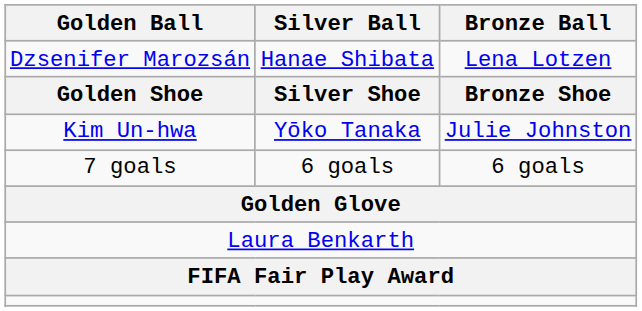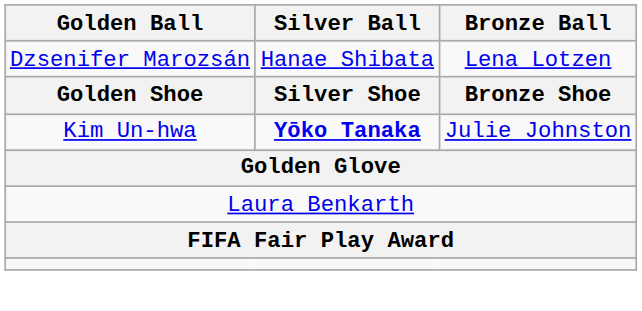(347, 132) normal -> (347, 132) bold
- row: (130, 168)
